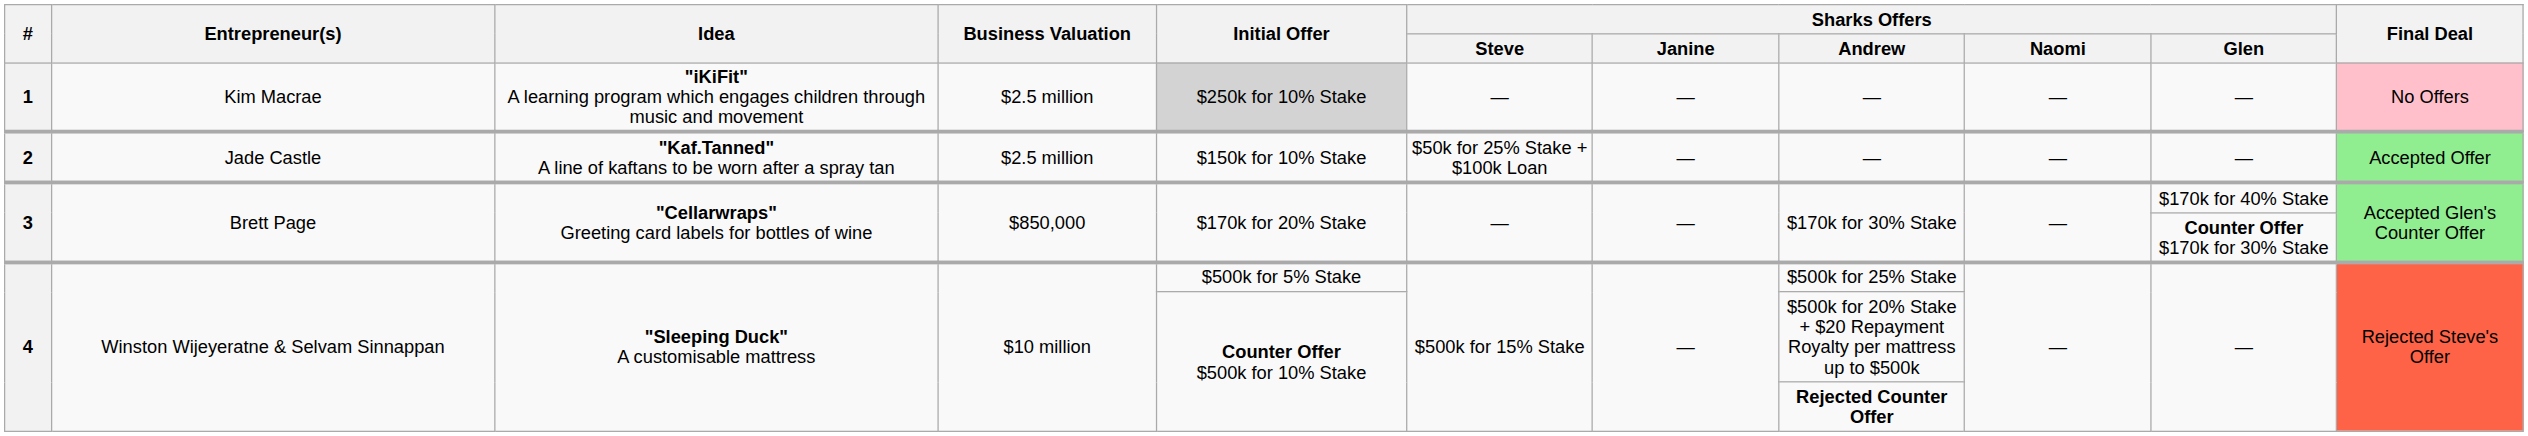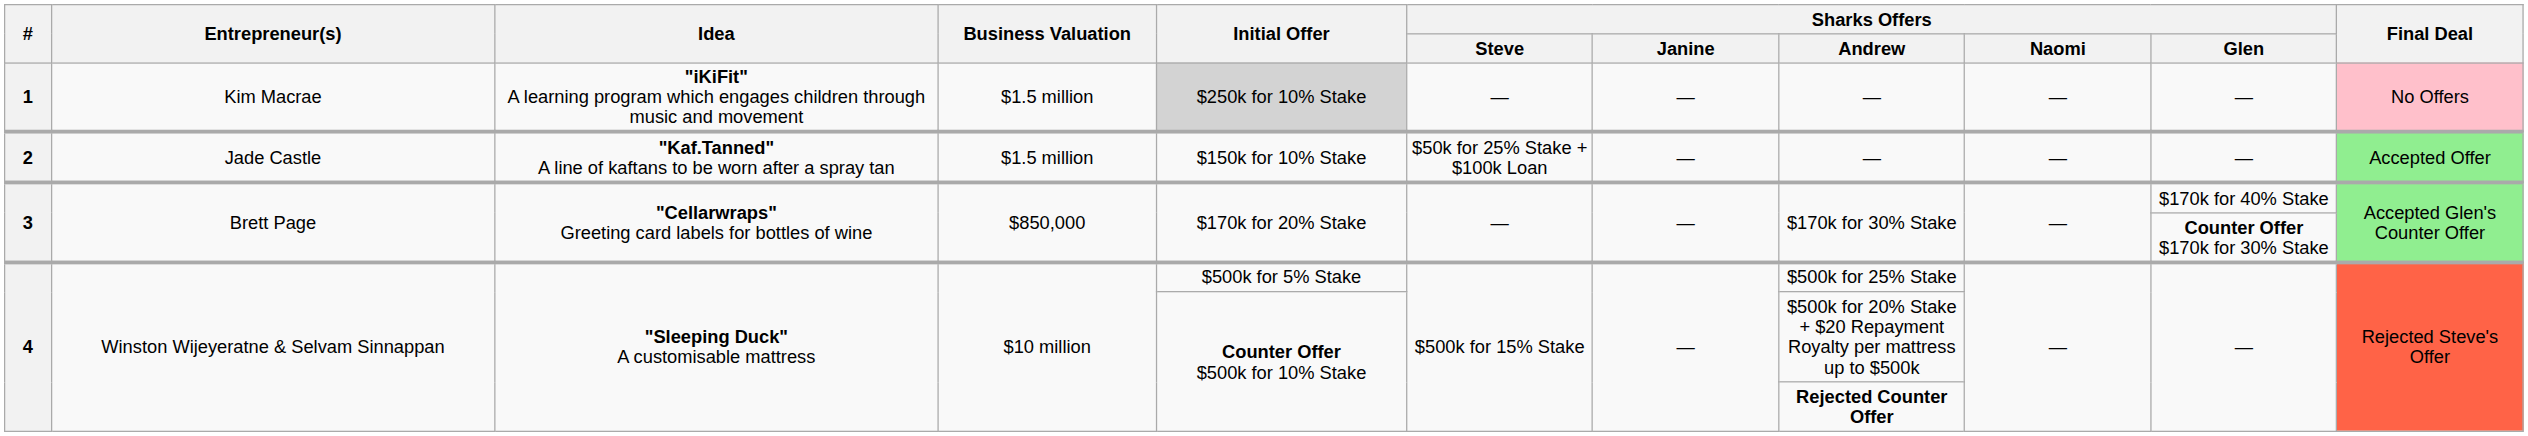(1047, 98) $2.5 million -> (1047, 98) $1.5 million
(1047, 158) $2.5 million -> (1047, 158) $1.5 million
